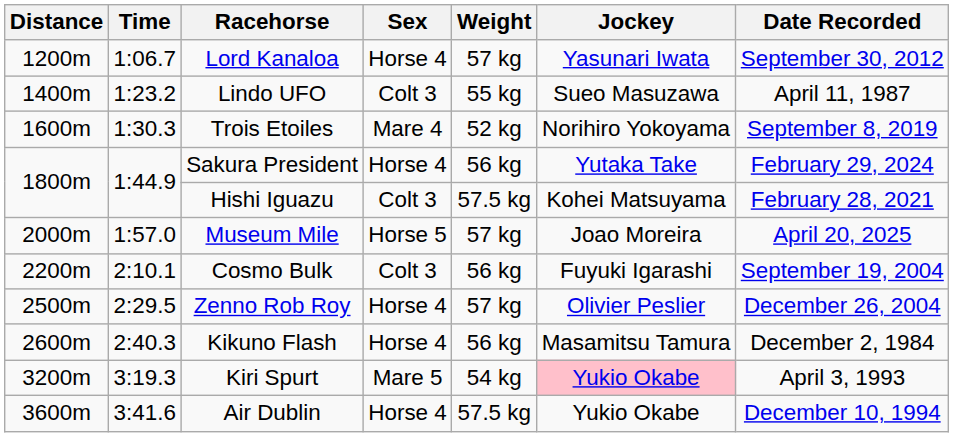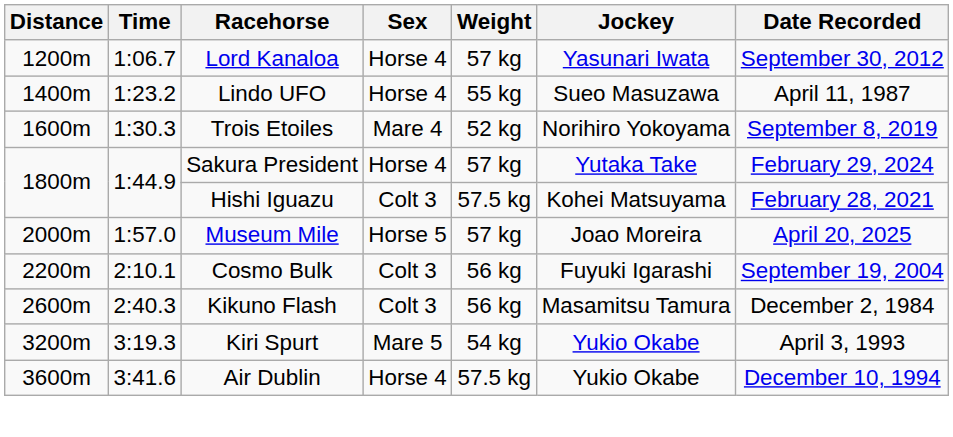(408, 93) Colt 3 -> (408, 93) Horse 4
(494, 164) 56 kg -> (494, 164) 57 kg
- row: (272, 306)
(408, 341) Horse 4 -> (408, 306) Colt 3
(636, 377) pink background -> (636, 341) no background
